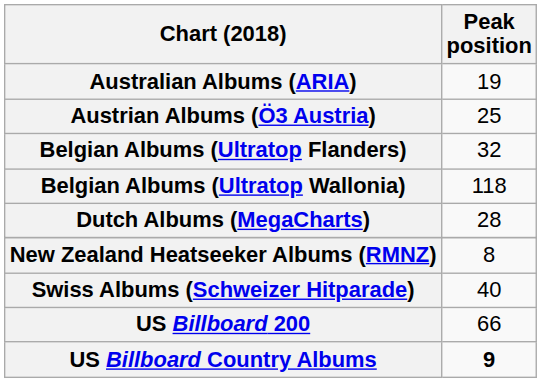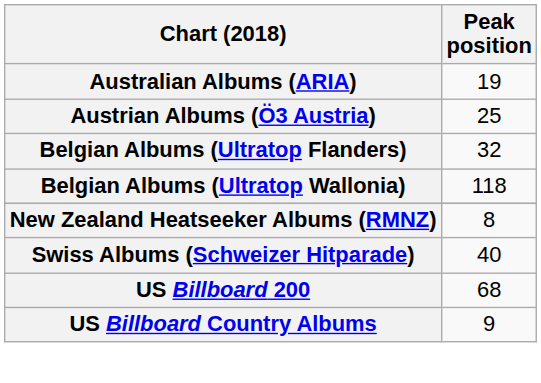- row: (223, 220)
(489, 324) 66 -> (489, 289) 68
(489, 359) bold -> (489, 324) normal
